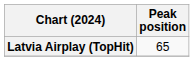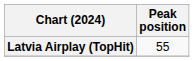(163, 46) 65 -> (163, 46) 55
